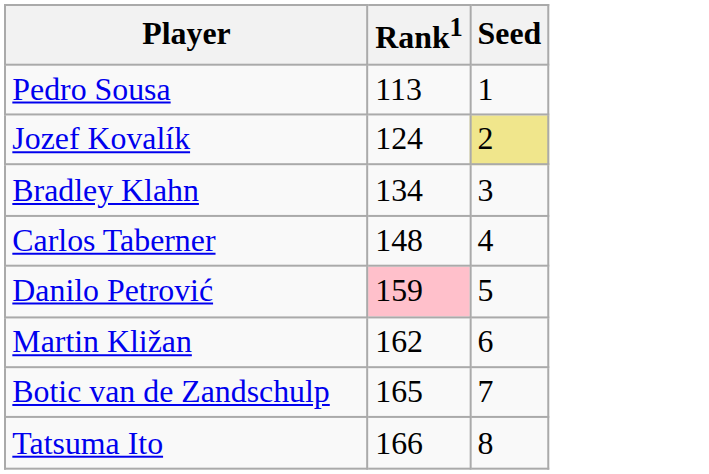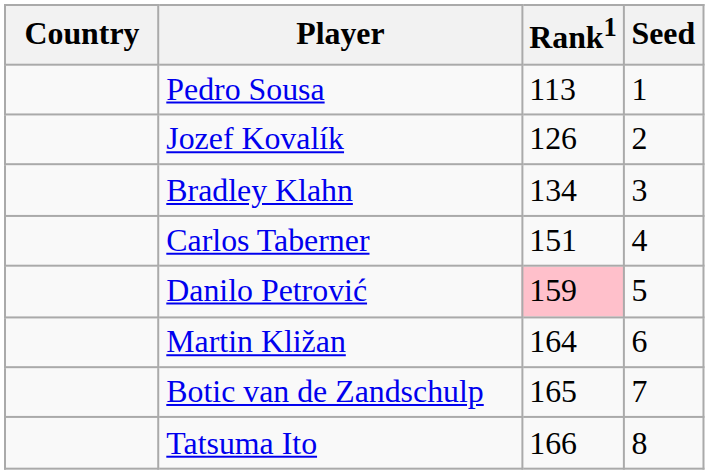+ column: (82, 34)
(399, 139) 124 -> (553, 139) 126
(486, 139) khaki background -> (639, 139) no background
(399, 240) 148 -> (553, 240) 151
(399, 341) 162 -> (553, 341) 164
